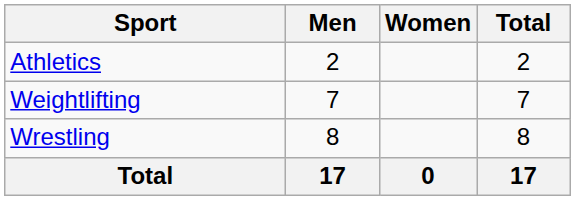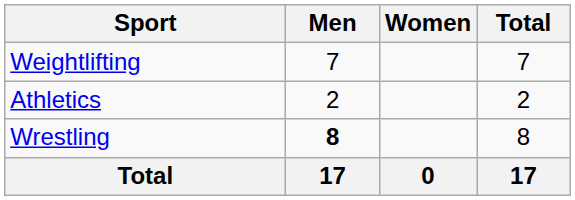rows swapped: (56, 61) <-> (75, 99)
(333, 137) normal -> (333, 137) bold
